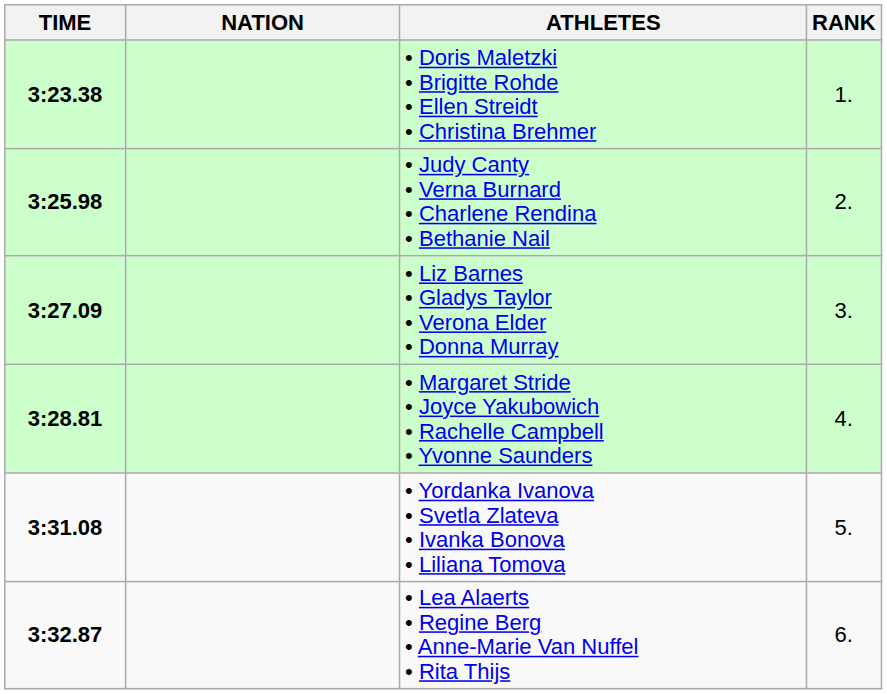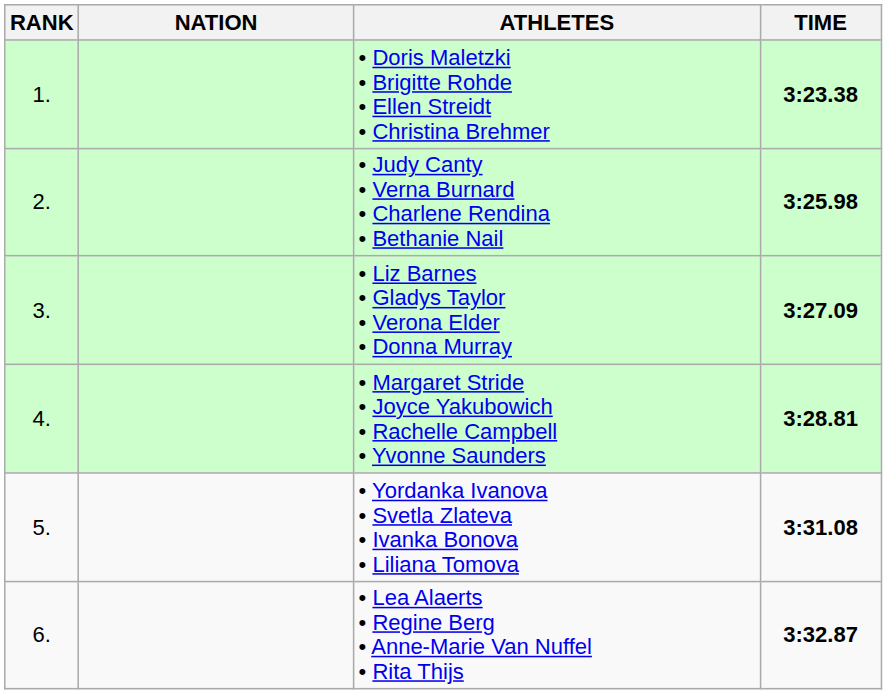columns swapped: (844, 23) <-> (65, 23)
